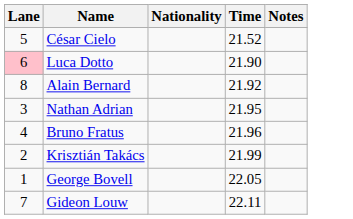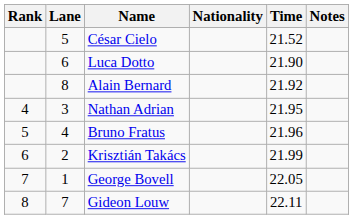+ column: (25, 16)
(24, 62) pink background -> (65, 62) no background
